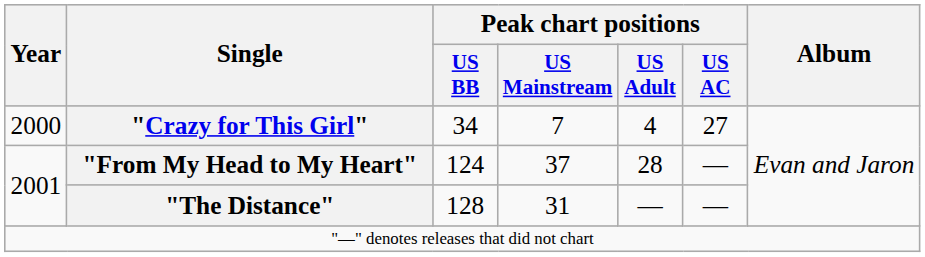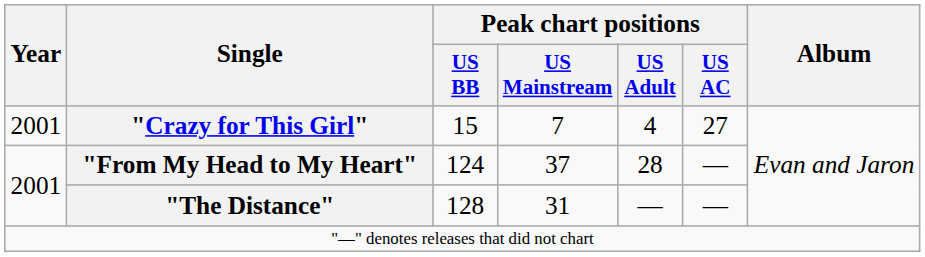(36, 125) 2000 -> (36, 125) 2001
(465, 125) 34 -> (465, 125) 15
